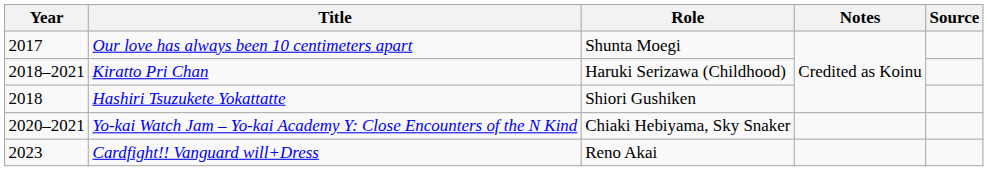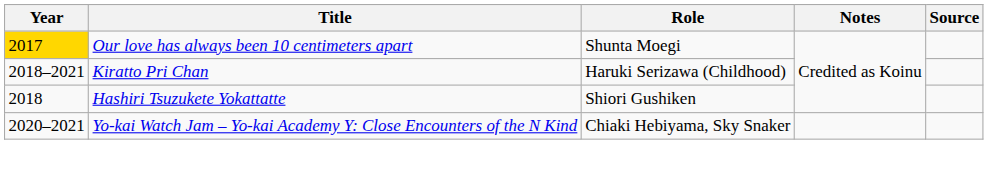(25, 44) no background -> (25, 44) gold background
- row: (206, 152)
